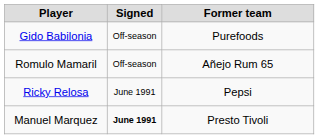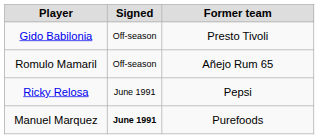(238, 36) Purefoods -> (238, 36) Presto Tivoli
(238, 120) Presto Tivoli -> (238, 120) Purefoods
